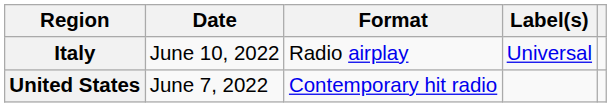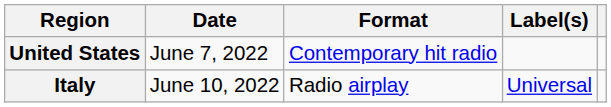rows swapped: (75, 85) <-> (75, 53)
